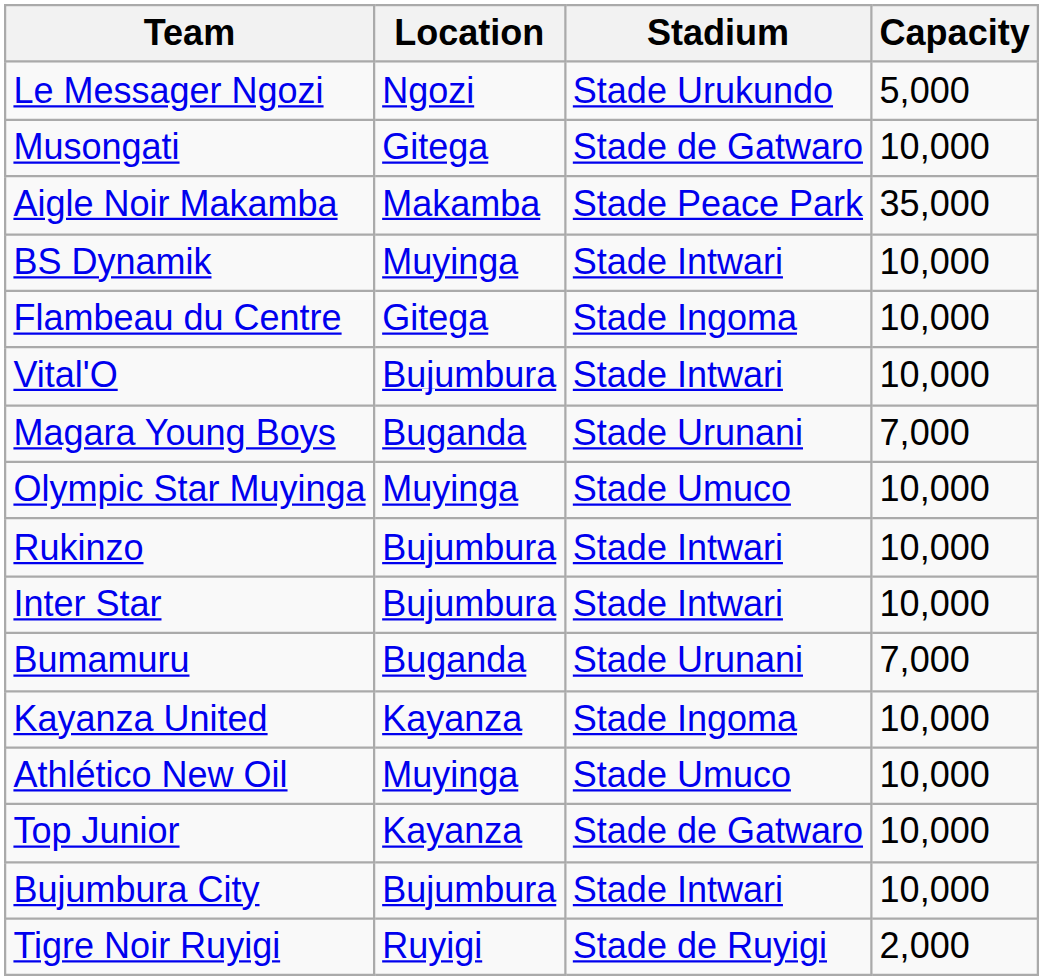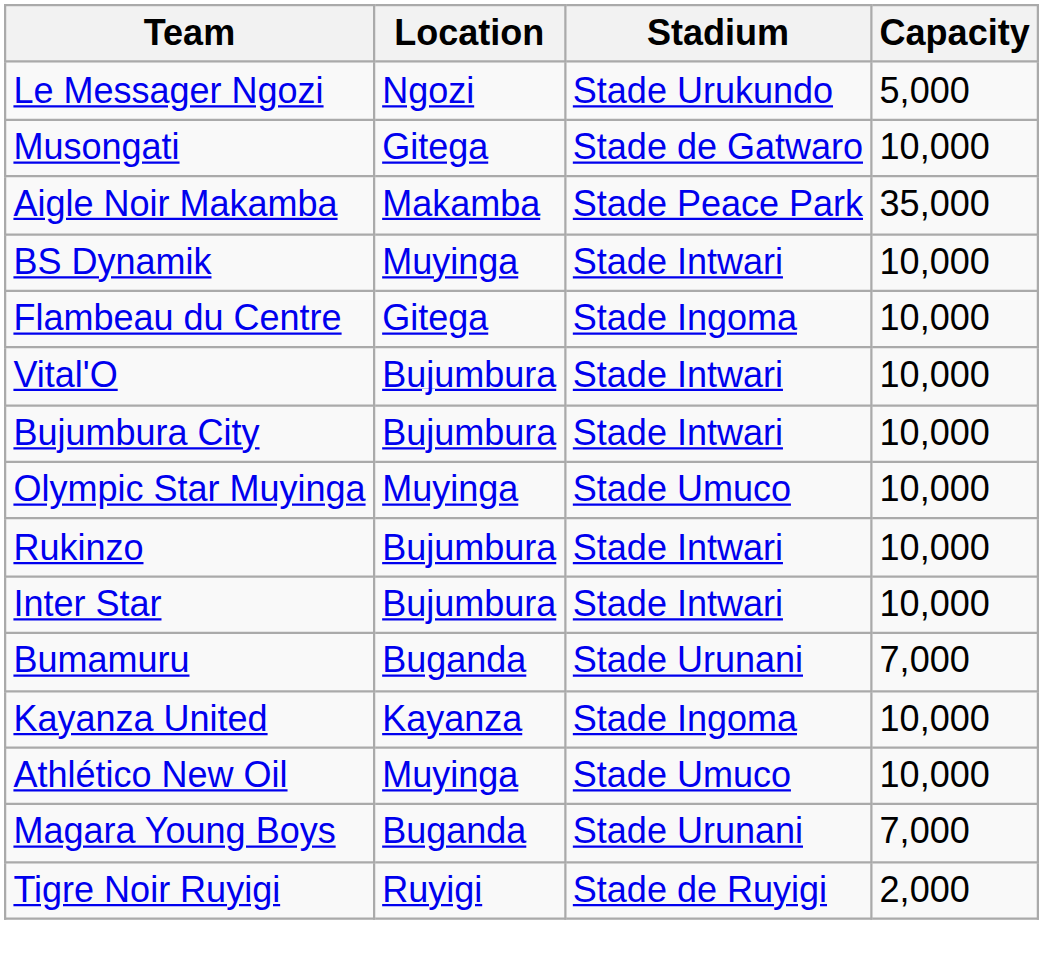rows swapped: (136, 889) <-> (175, 432)
- row: (96, 832)
